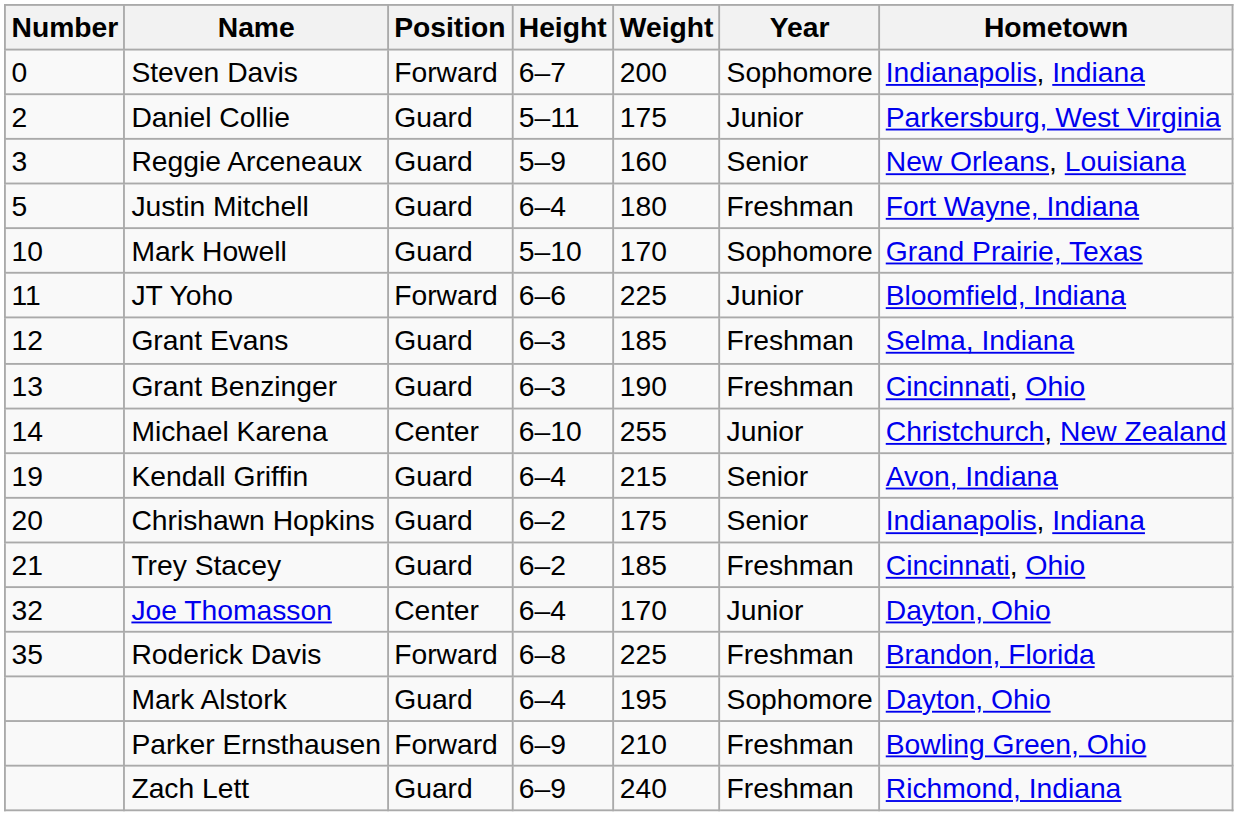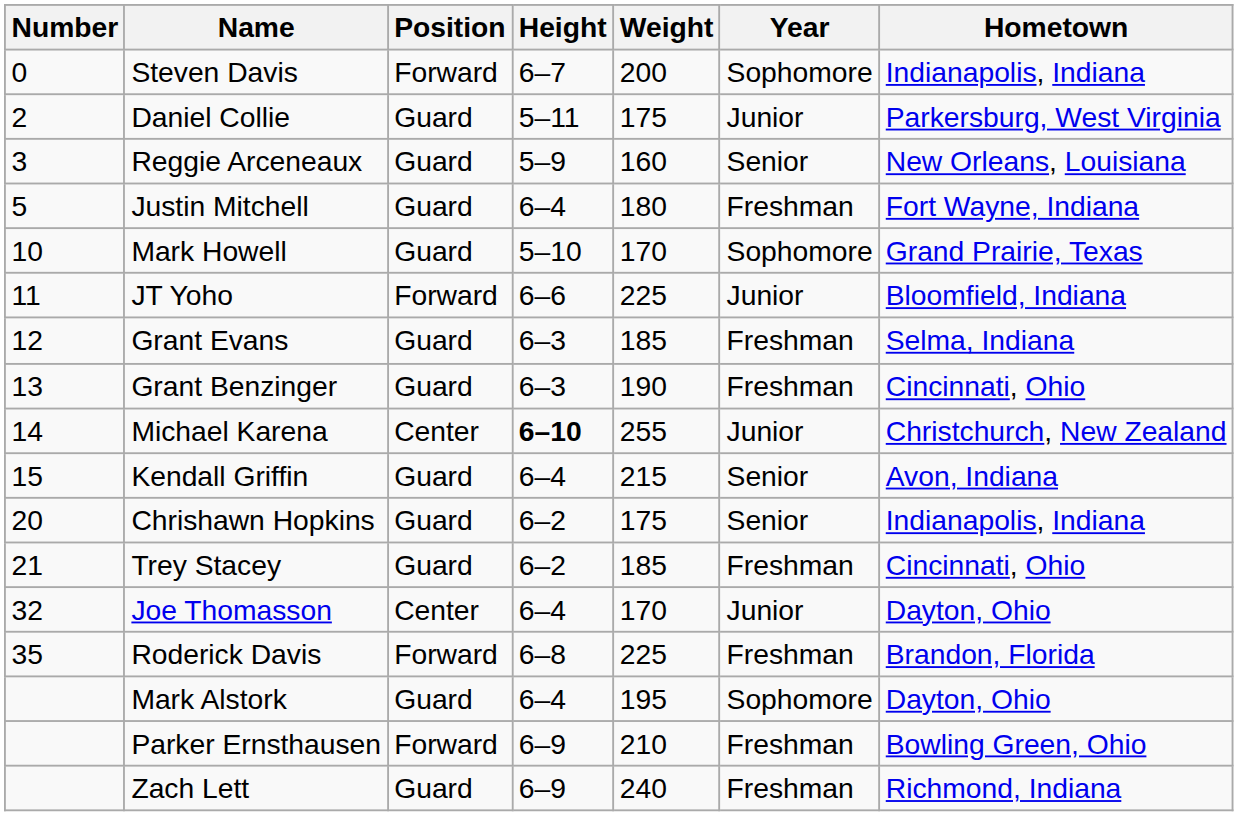(550, 430) normal -> (550, 430) bold
(27, 475) 19 -> (27, 475) 15
